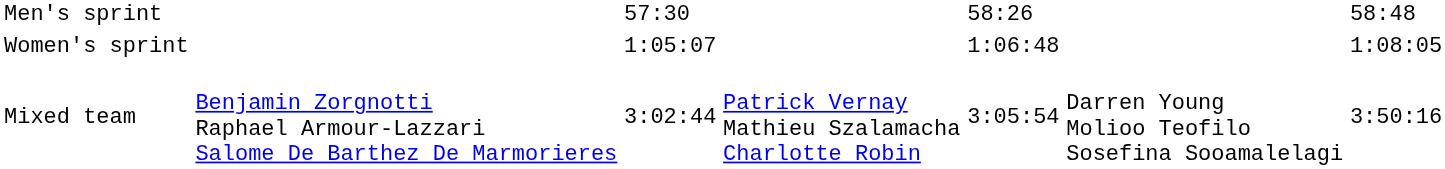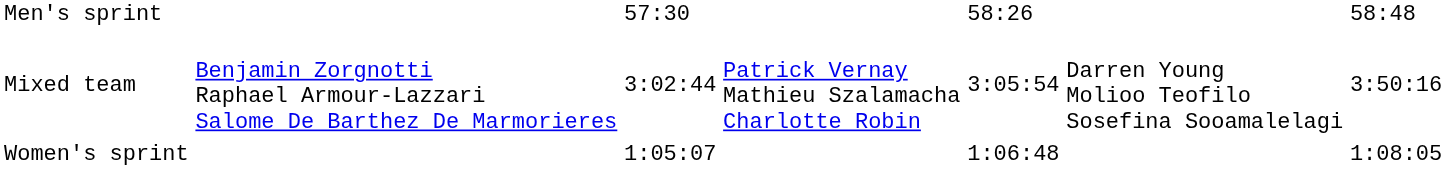rows swapped: (96, 46) <-> (70, 116)
